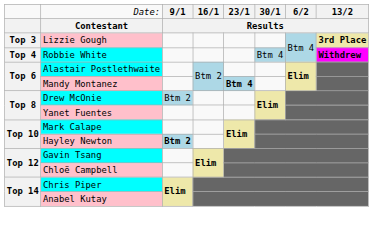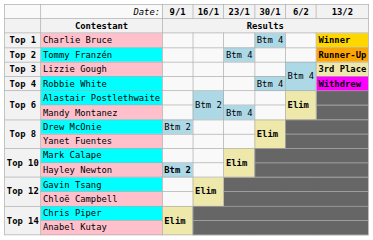+ row: (78, 40)
+ row: (78, 55)
(239, 84) bold -> (239, 112) normal
